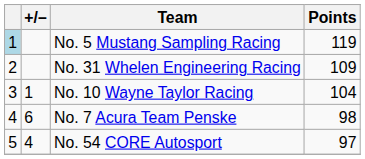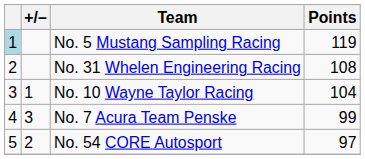(343, 67) 109 -> (343, 67) 108
(29, 117) 6 -> (29, 117) 3
(348, 117) 98 -> (348, 117) 99
(29, 142) 4 -> (29, 142) 2
